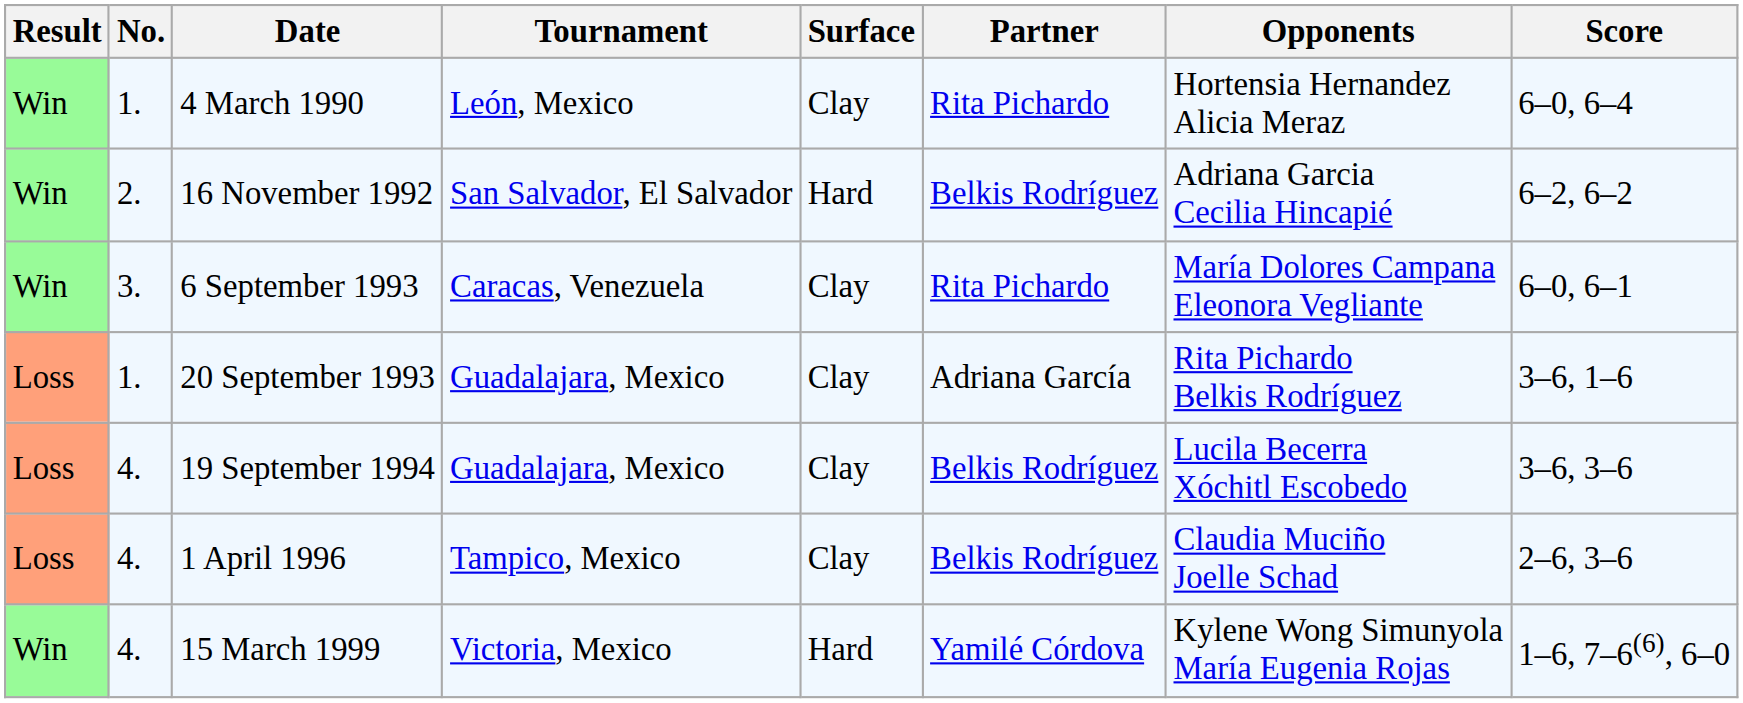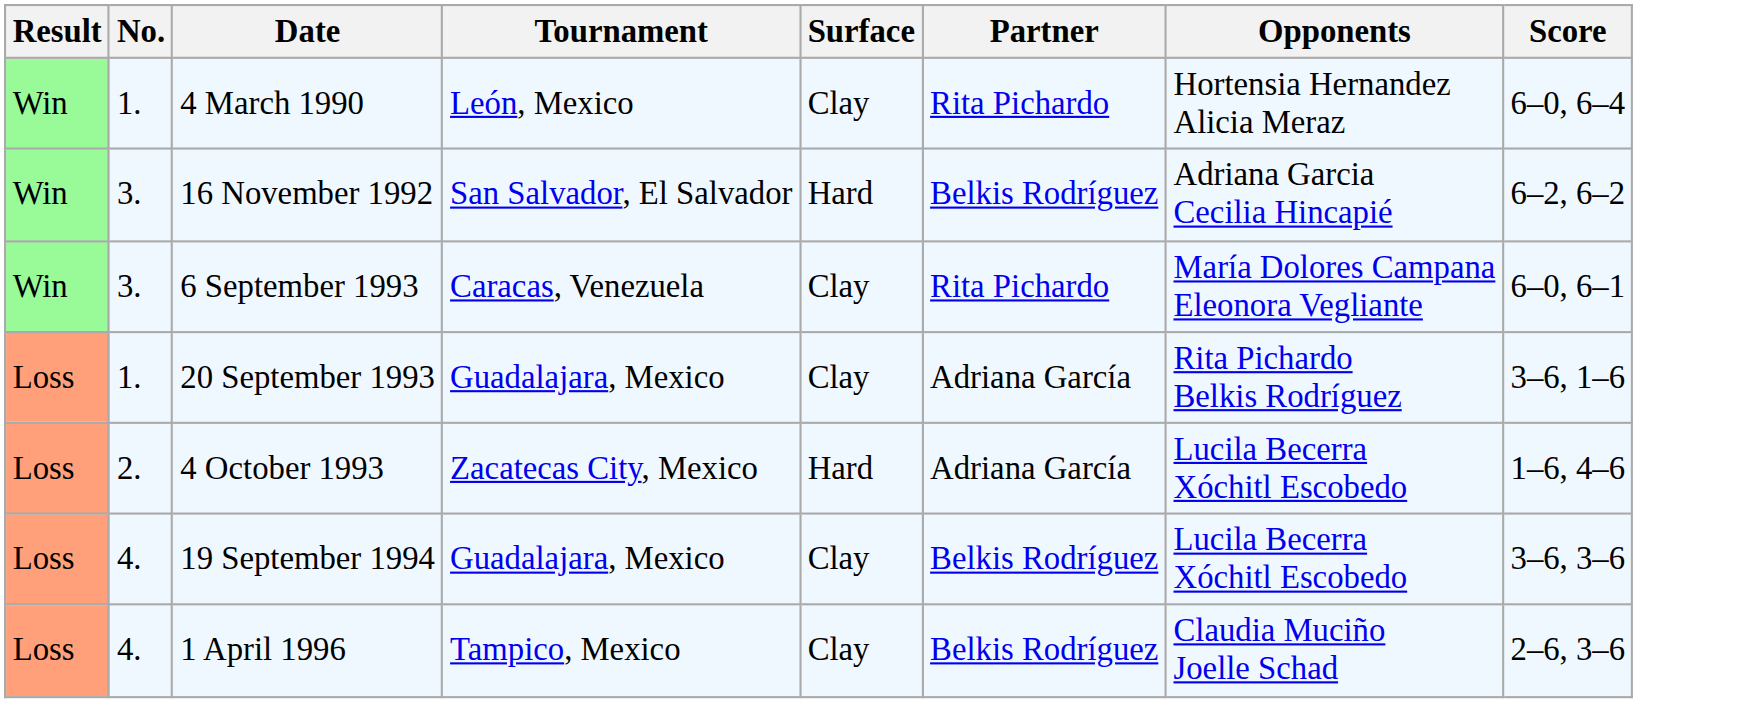(129, 193) 2. -> (129, 193) 3.
+ row: (282, 467)
- row: (280, 649)
